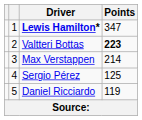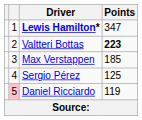(113, 59) 214 -> (113, 59) 185
(14, 91) no background -> (14, 91) pink background
